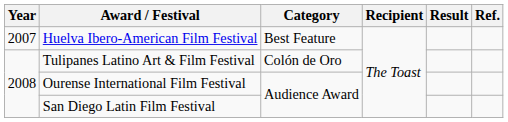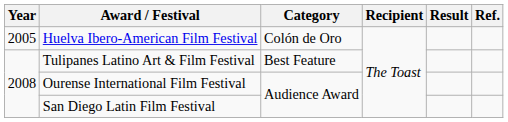(22, 38) 2007 -> (22, 38) 2005
(300, 38) Best Feature -> (303, 38) Colón de Oro
(303, 60) Colón de Oro -> (300, 60) Best Feature
